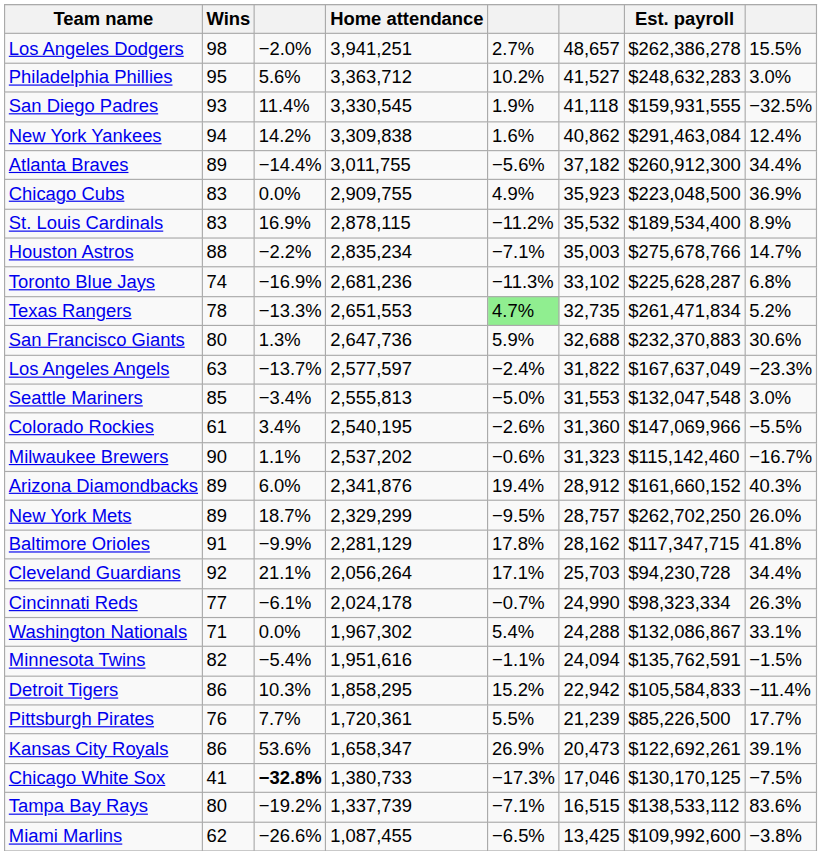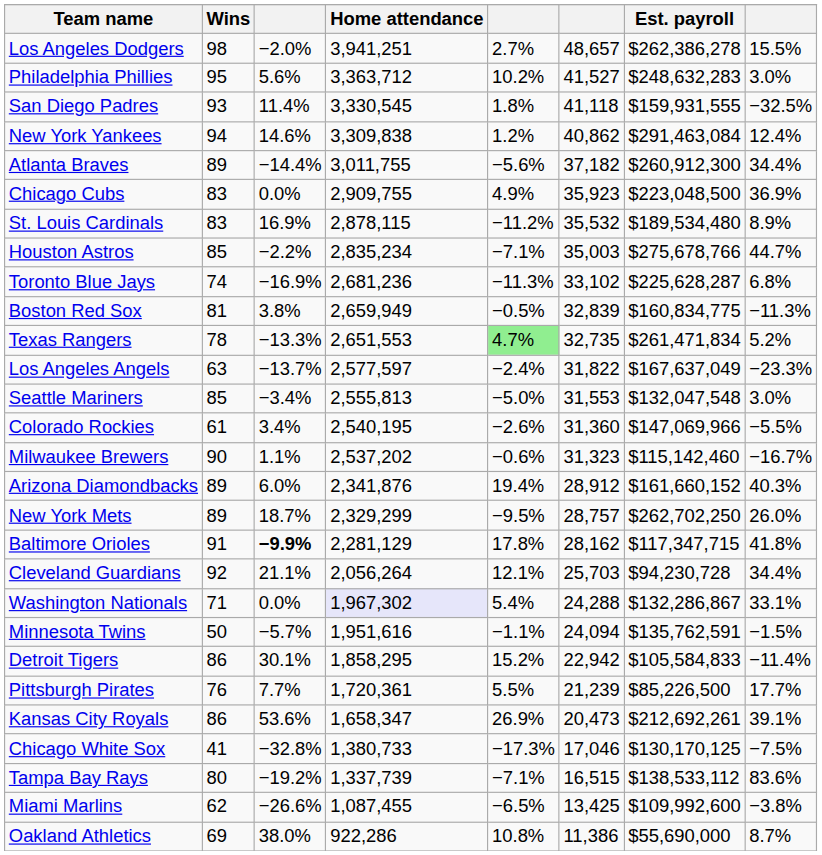(513, 106) 1.9% -> (513, 106) 1.8%
(285, 135) 14.2% -> (285, 135) 14.6%
(513, 135) 1.6% -> (513, 135) 1.2%
(684, 223) $189,534,400 -> (684, 223) $189,534,480
(217, 252) 88 -> (217, 252) 85
(775, 252) 14.7% -> (775, 252) 44.7%
+ row: (75, 310)
- row: (97, 340)
(285, 544) normal -> (285, 544) bold
(518, 573) 17.1% -> (518, 573) 12.1%
- row: (73, 602)
(371, 631) no background -> (371, 602) lavender background
(684, 631) $132,086,867 -> (684, 602) $132,286,867
(217, 661) 82 -> (217, 631) 50
(285, 661) −5.4% -> (285, 631) −5.7%
(285, 690) 10.3% -> (285, 661) 30.1%
(684, 748) $122,692,261 -> (684, 719) $212,692,261
(290, 777) bold -> (290, 748) normal
+ row: (80, 836)
